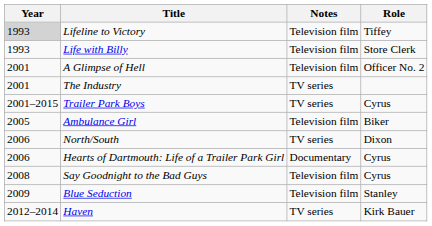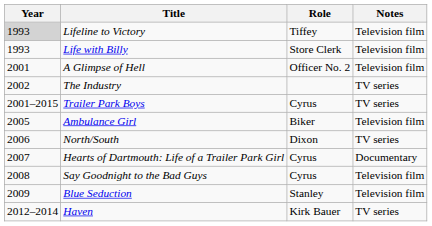columns swapped: (394, 13) <-> (324, 13)
(18, 85) 2001 -> (18, 85) 2002
(18, 157) 2006 -> (18, 157) 2007
